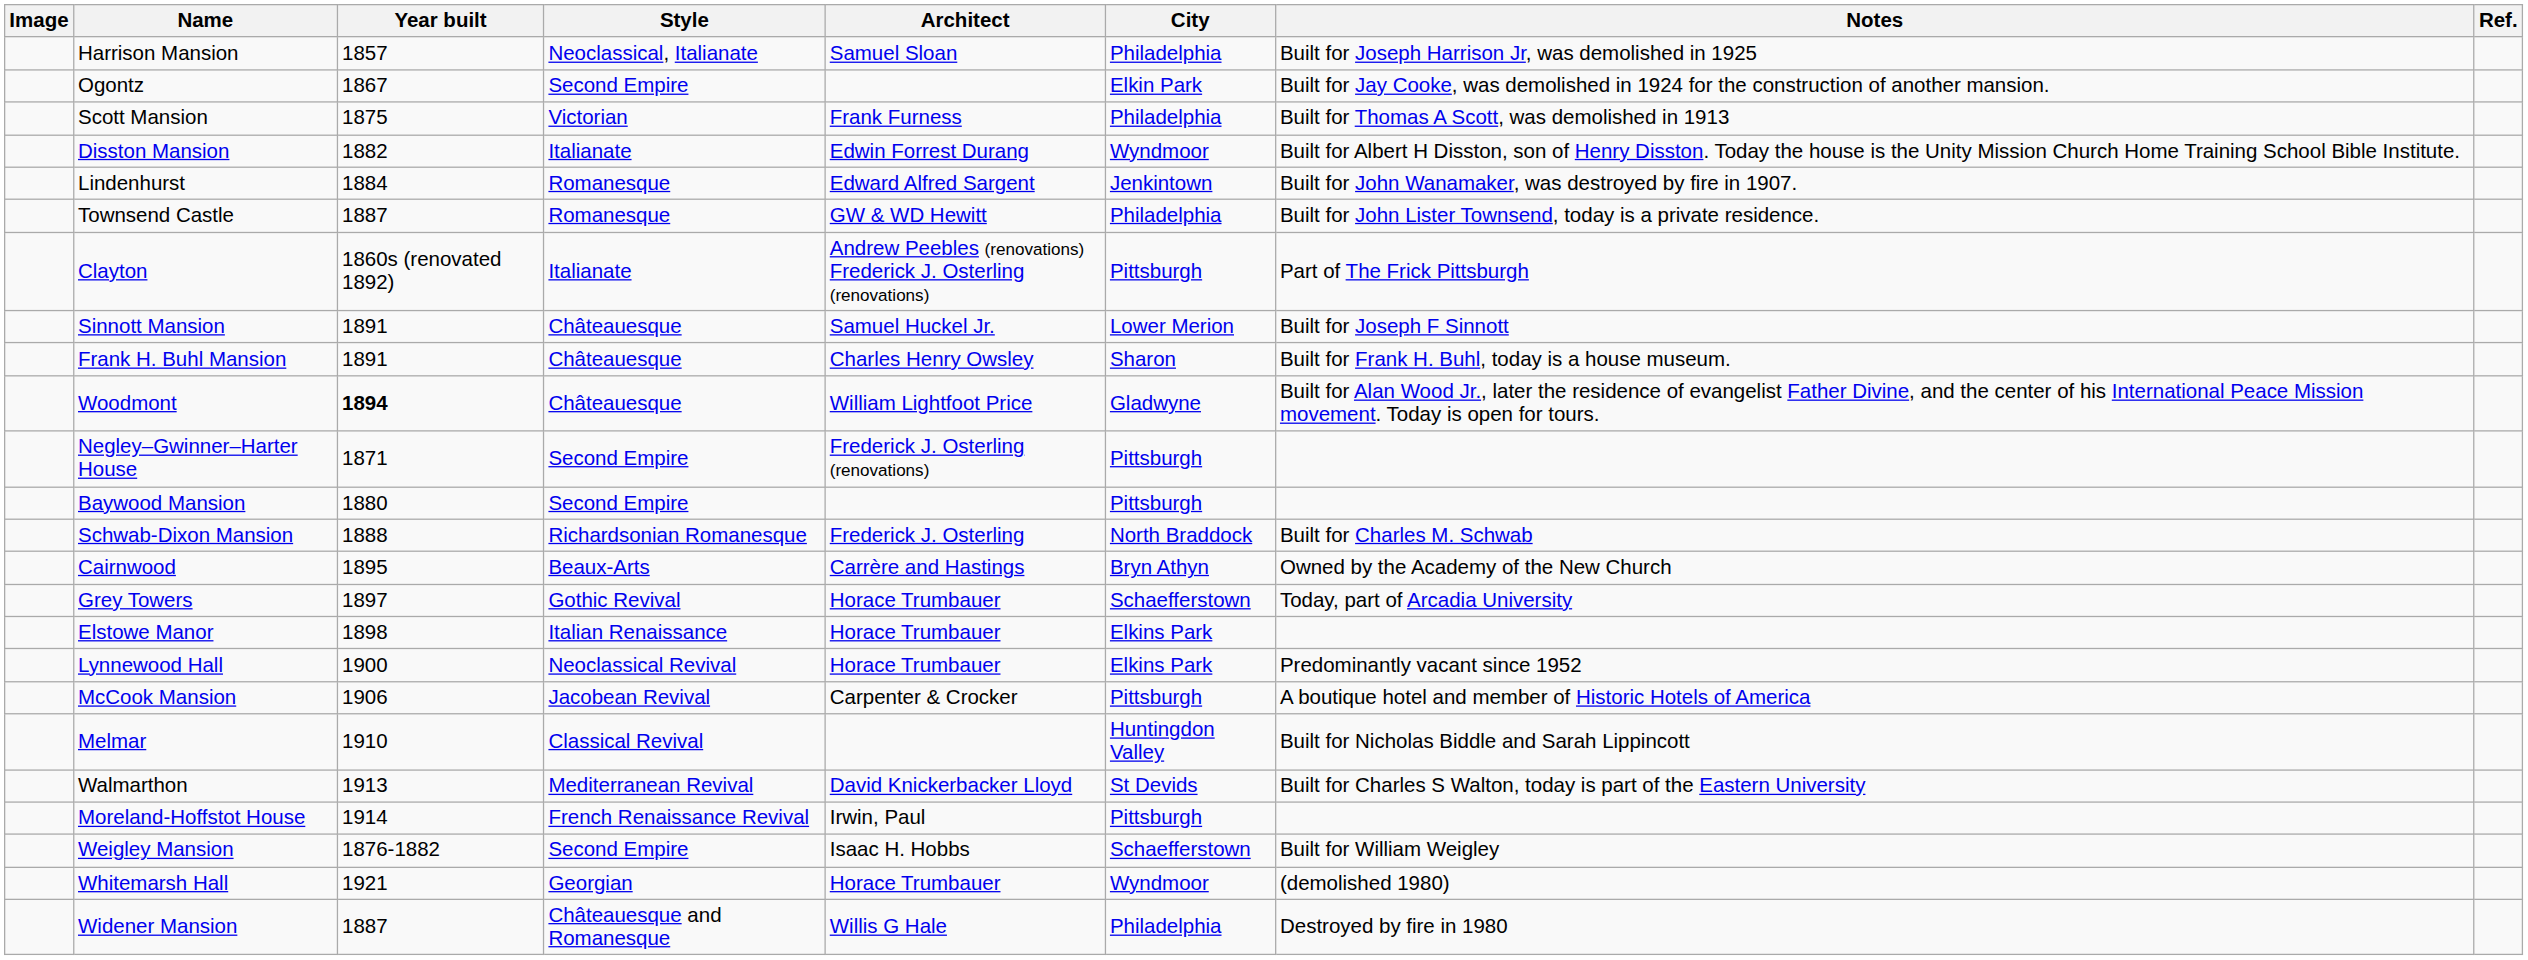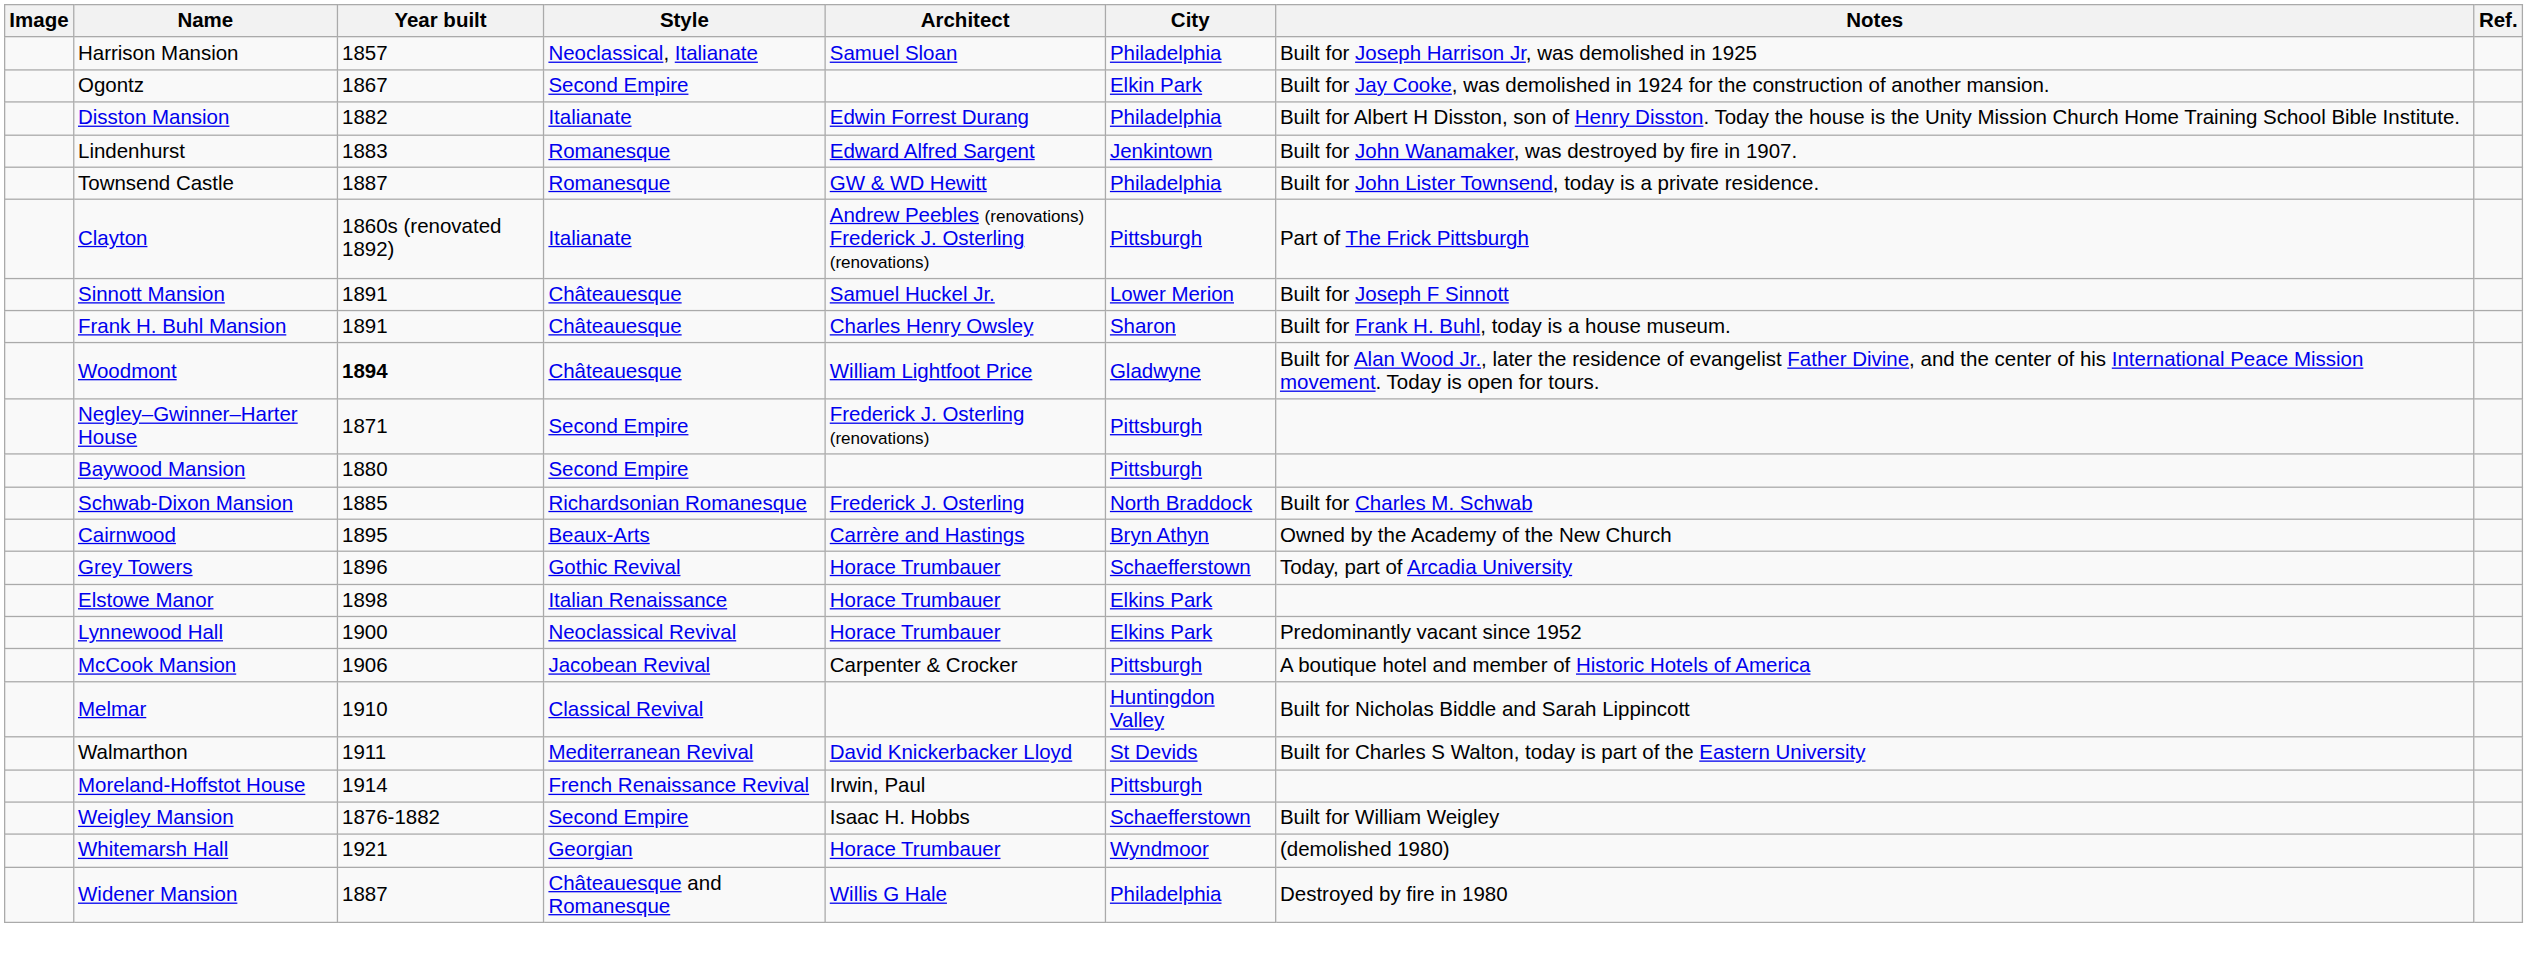- row: (143, 118)
(1159, 150) Wyndmoor -> (1166, 118) Philadelphia
(365, 183) 1884 -> (365, 150) 1883
(365, 535) 1888 -> (365, 502) 1885
(365, 600) 1897 -> (365, 567) 1896
(365, 785) 1913 -> (364, 753) 1911
